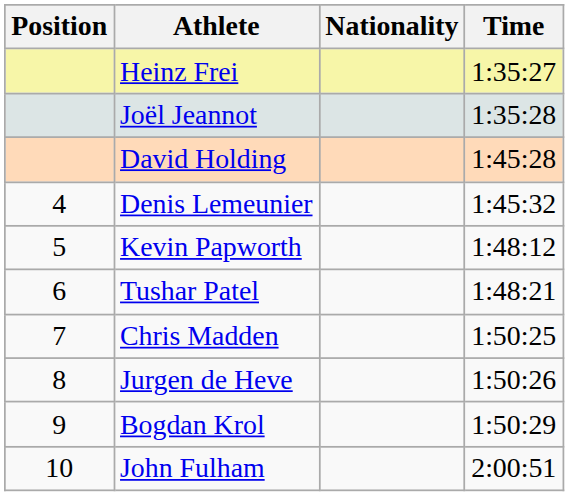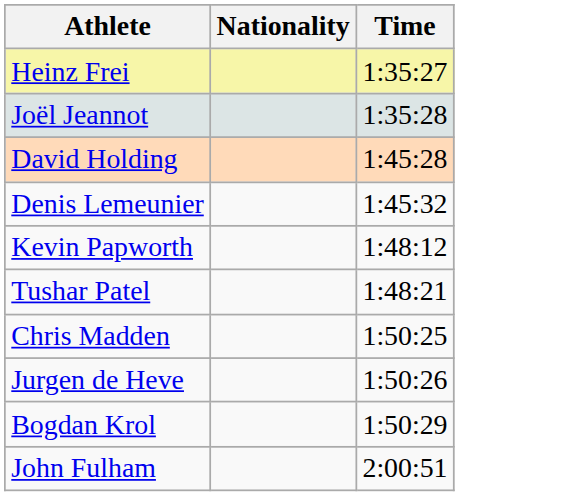- column: (59, 26)
